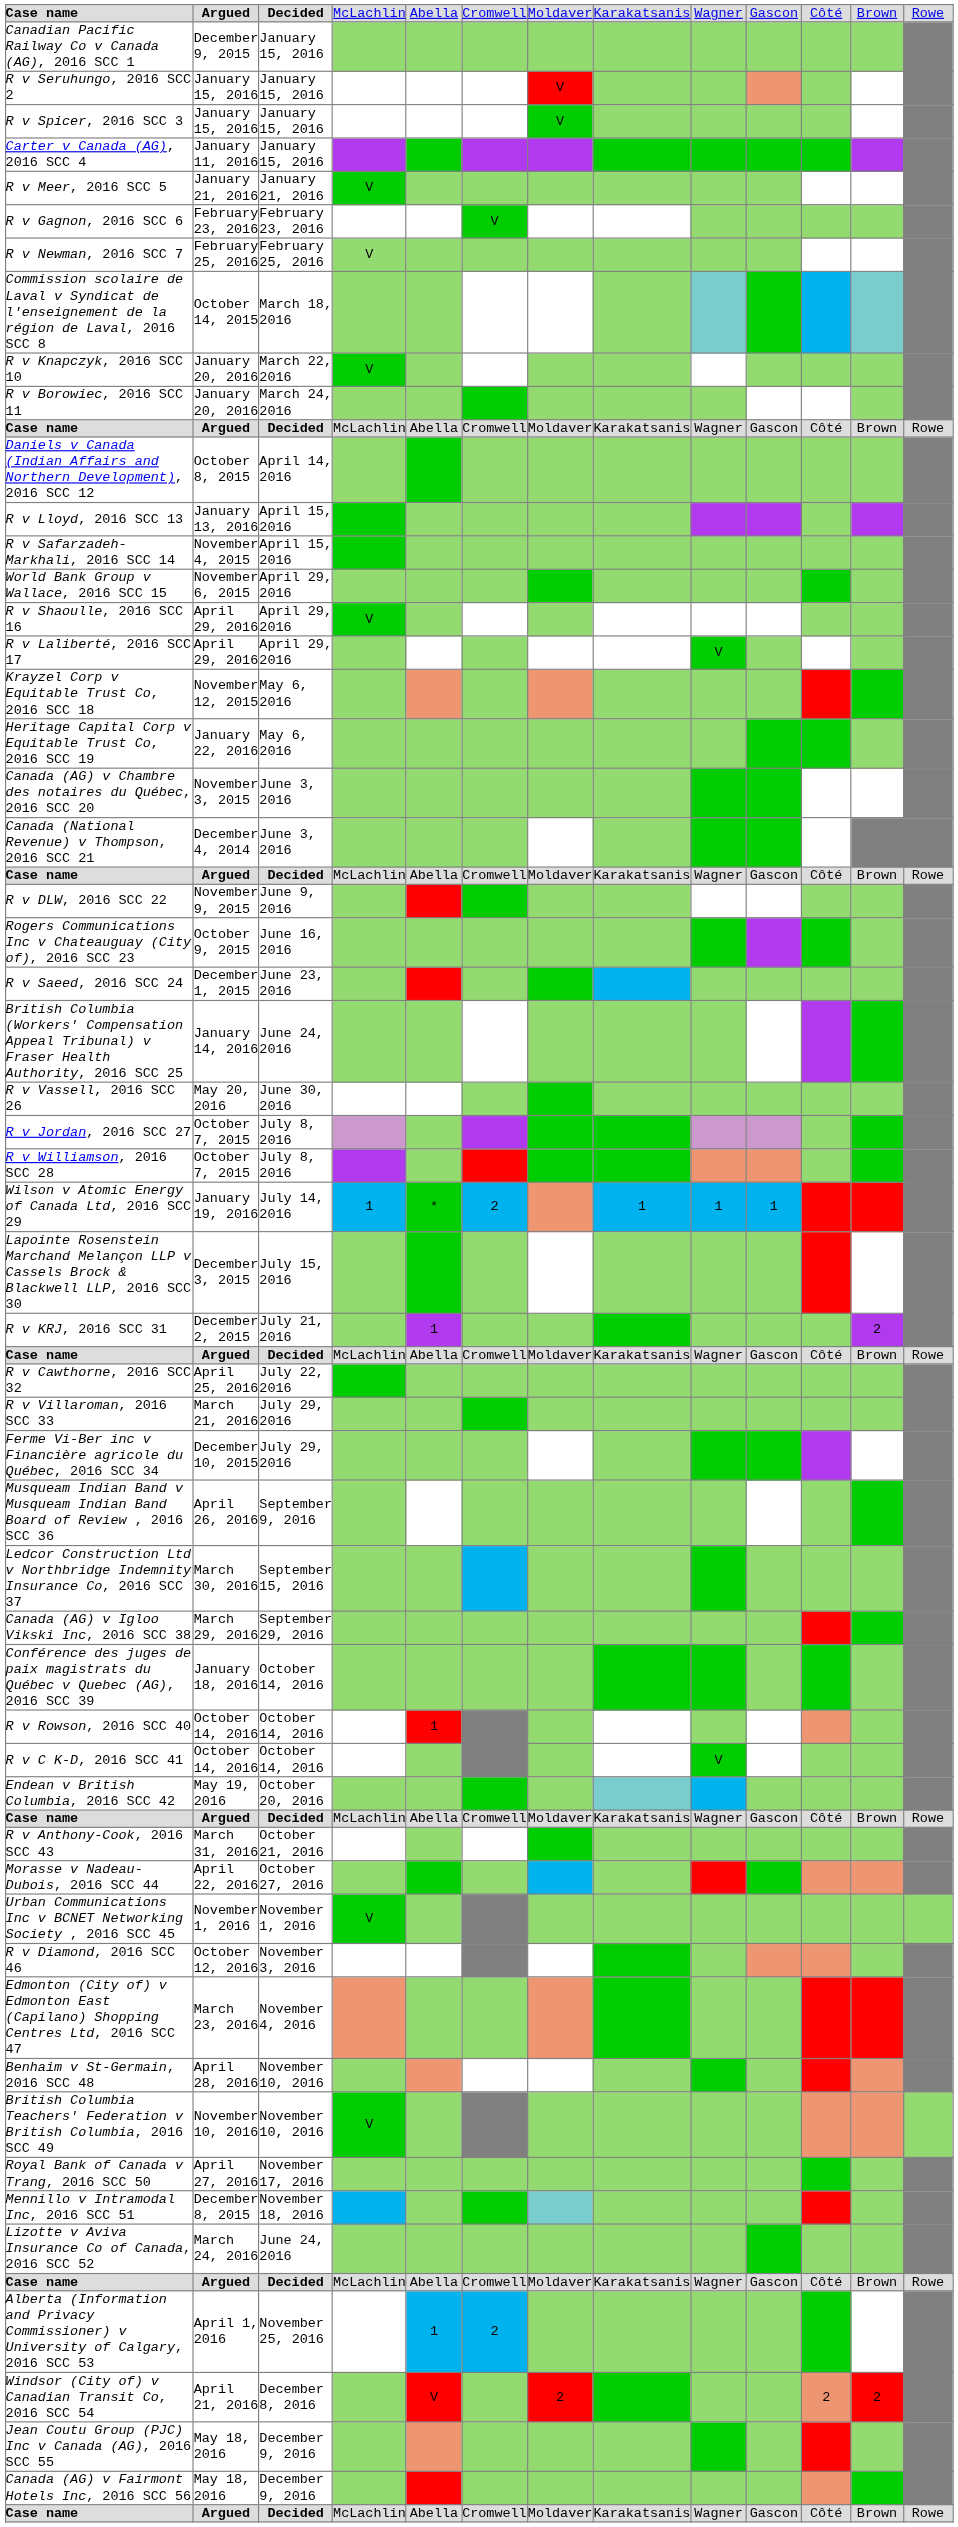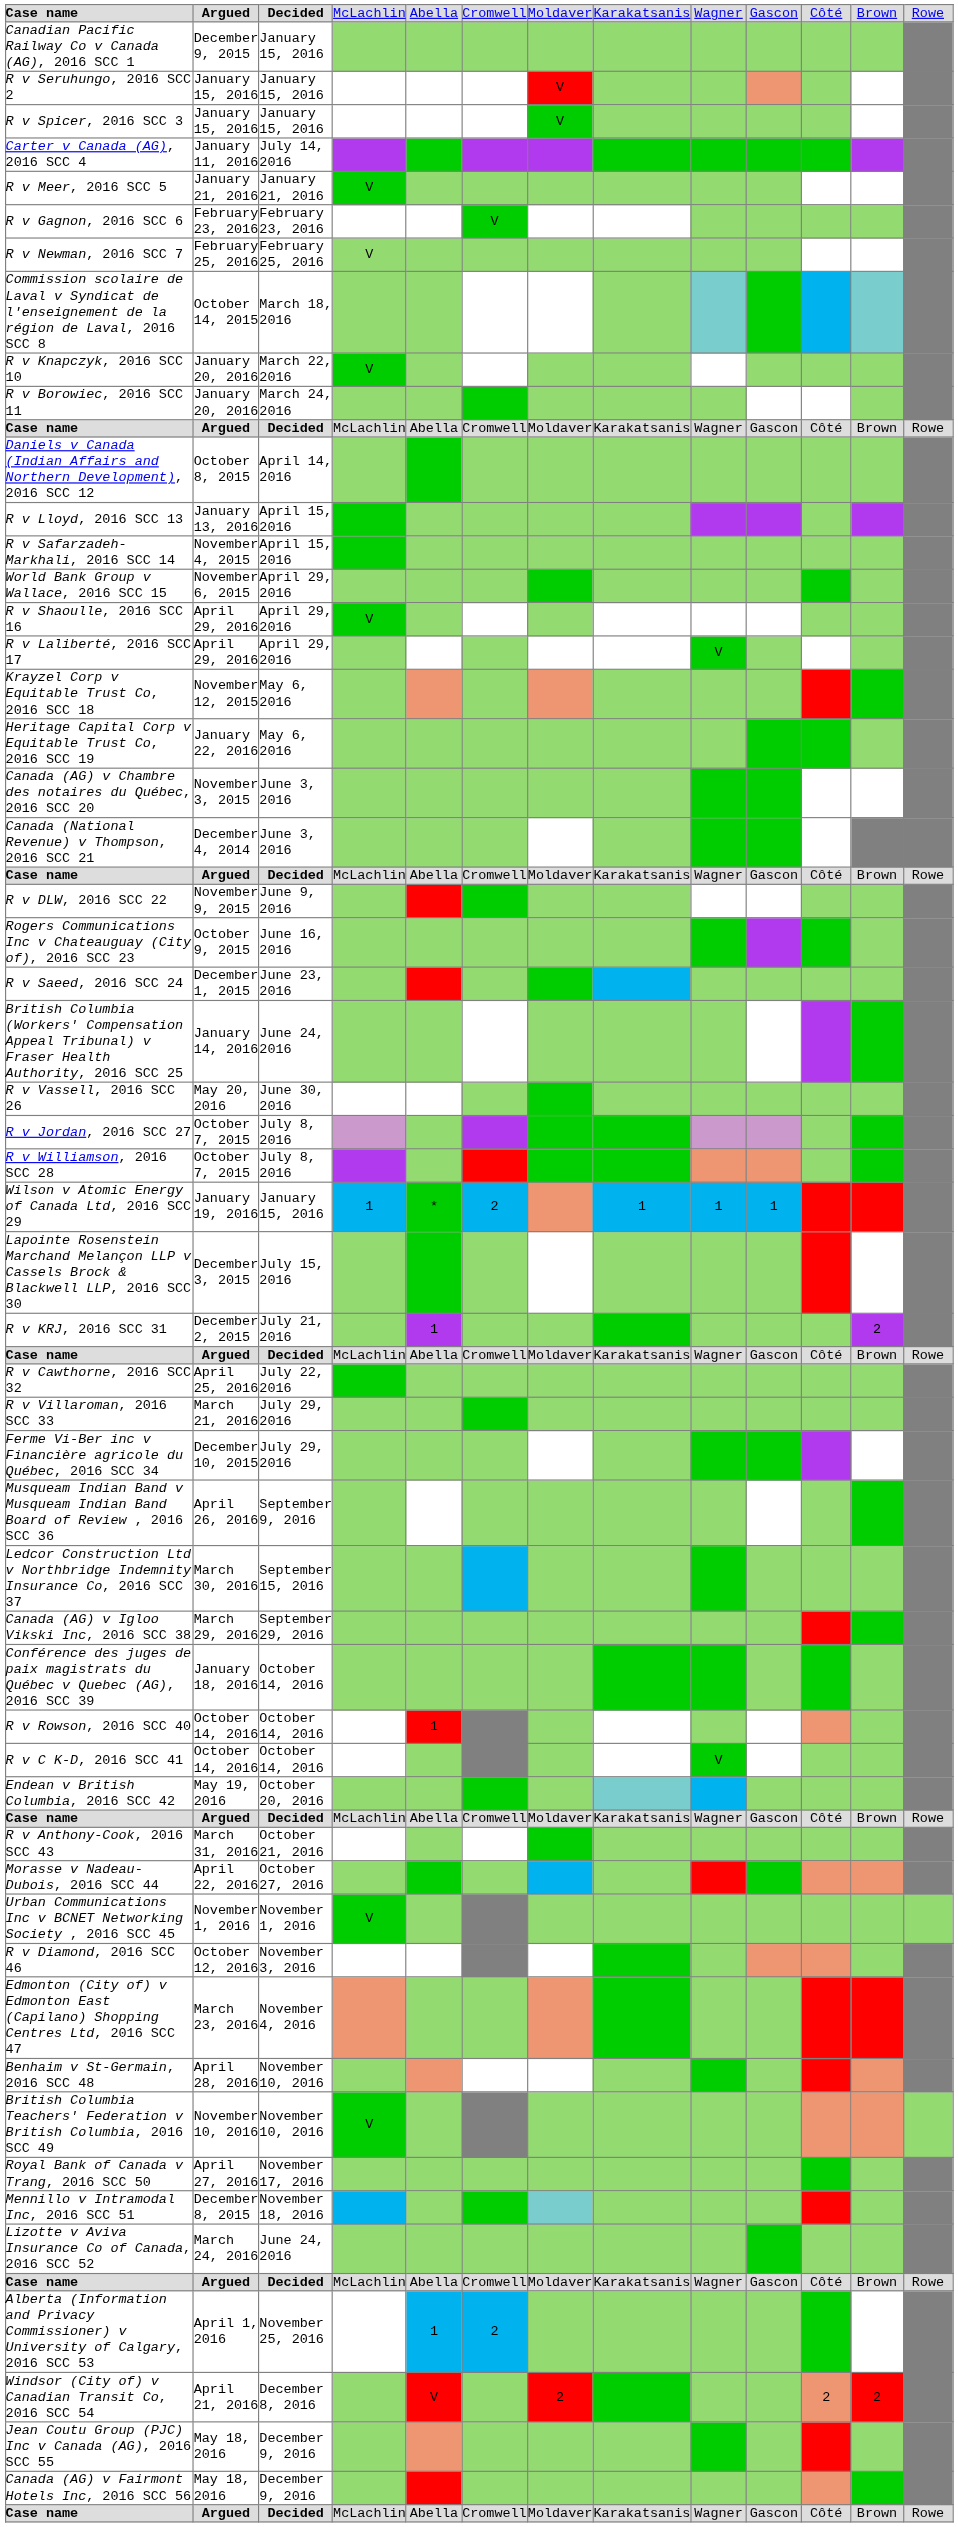(292, 155) January 15, 2016 -> (292, 155) July 14, 2016
(292, 1207) July 14, 2016 -> (292, 1207) January 15, 2016
